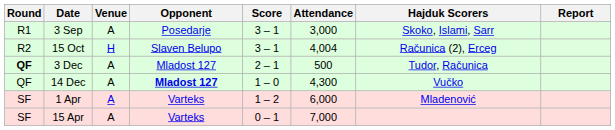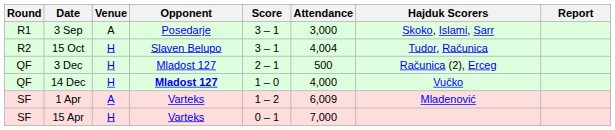(448, 48) Računica (2), Erceg -> (448, 48) Tudor, Računica
(24, 65) bold -> (24, 65) normal
(111, 65) A -> (111, 65) H
(448, 65) Tudor, Računica -> (448, 65) Računica (2), Erceg
(111, 83) A -> (111, 83) H
(323, 83) 4,300 -> (323, 83) 4,000
(323, 100) 6,000 -> (323, 100) 6,009
(111, 117) A -> (111, 117) H
